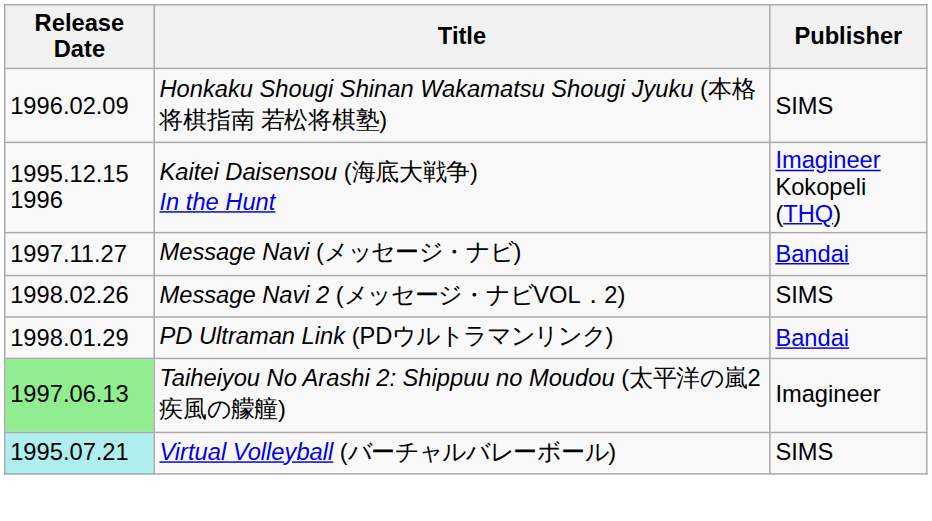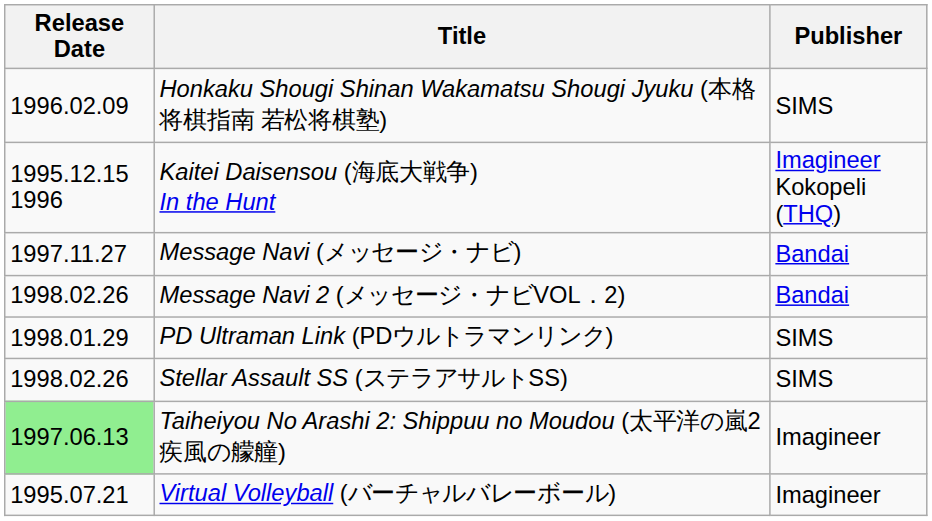(804, 295) SIMS -> (812, 295) Bandai
(812, 337) Bandai -> (804, 337) SIMS
+ row: (364, 378)
(69, 452) paleturquoise background -> (69, 494) no background
(804, 452) SIMS -> (828, 494) Imagineer
